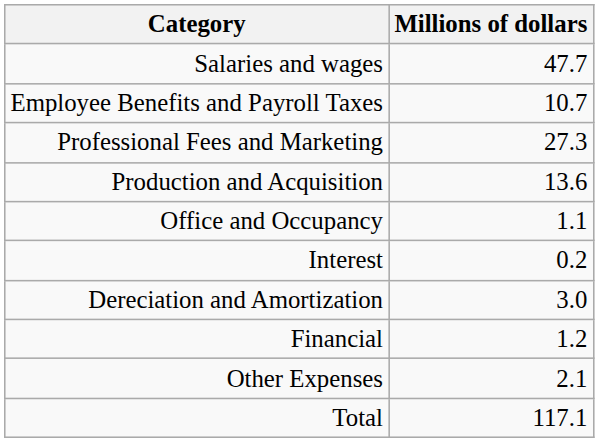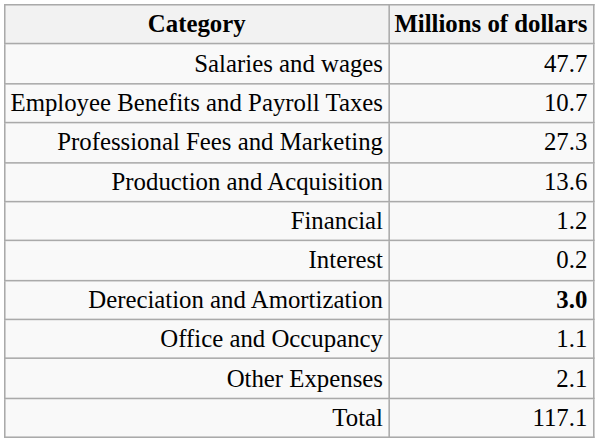rows swapped: (272, 220) <-> (337, 338)
(572, 299) normal -> (572, 299) bold
